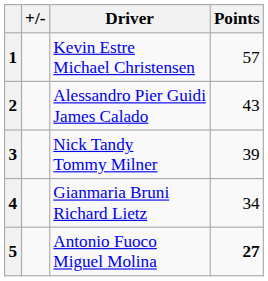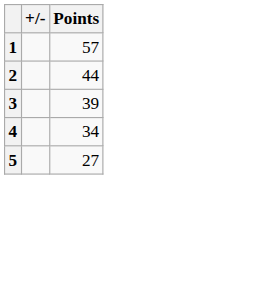- column: (130, 18)
(251, 105) 43 -> (91, 75) 44
(251, 251) bold -> (91, 160) normal
